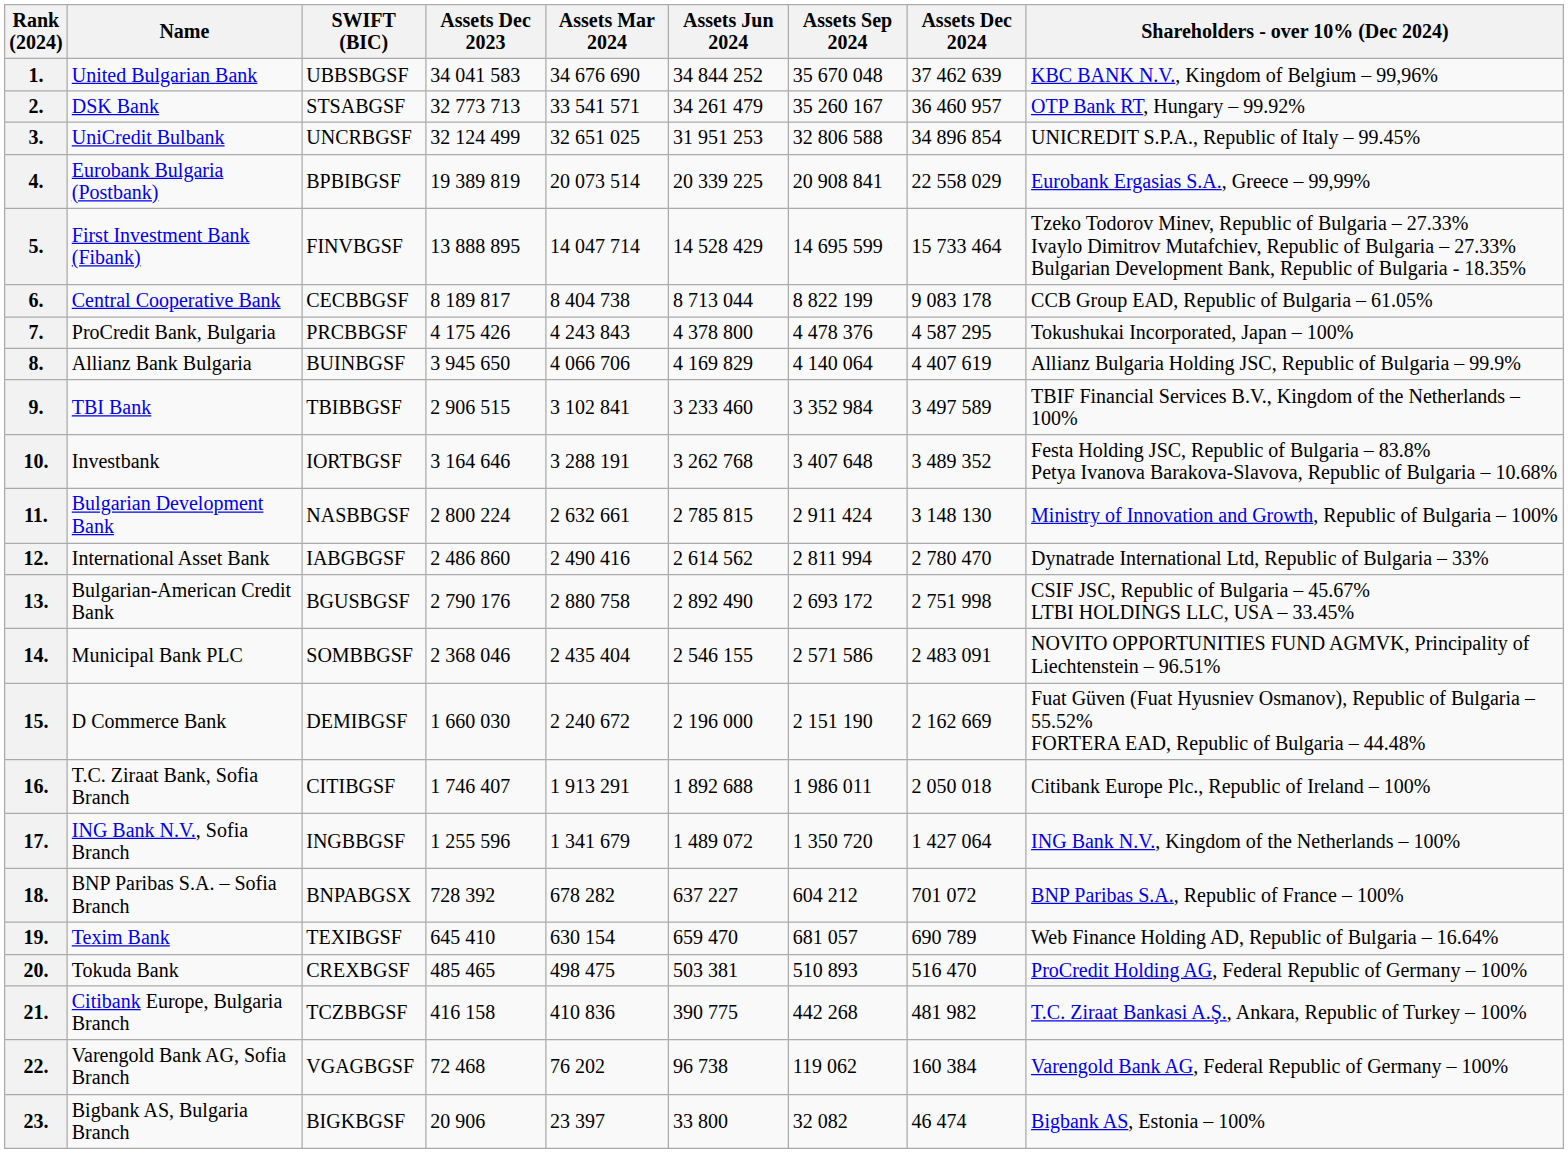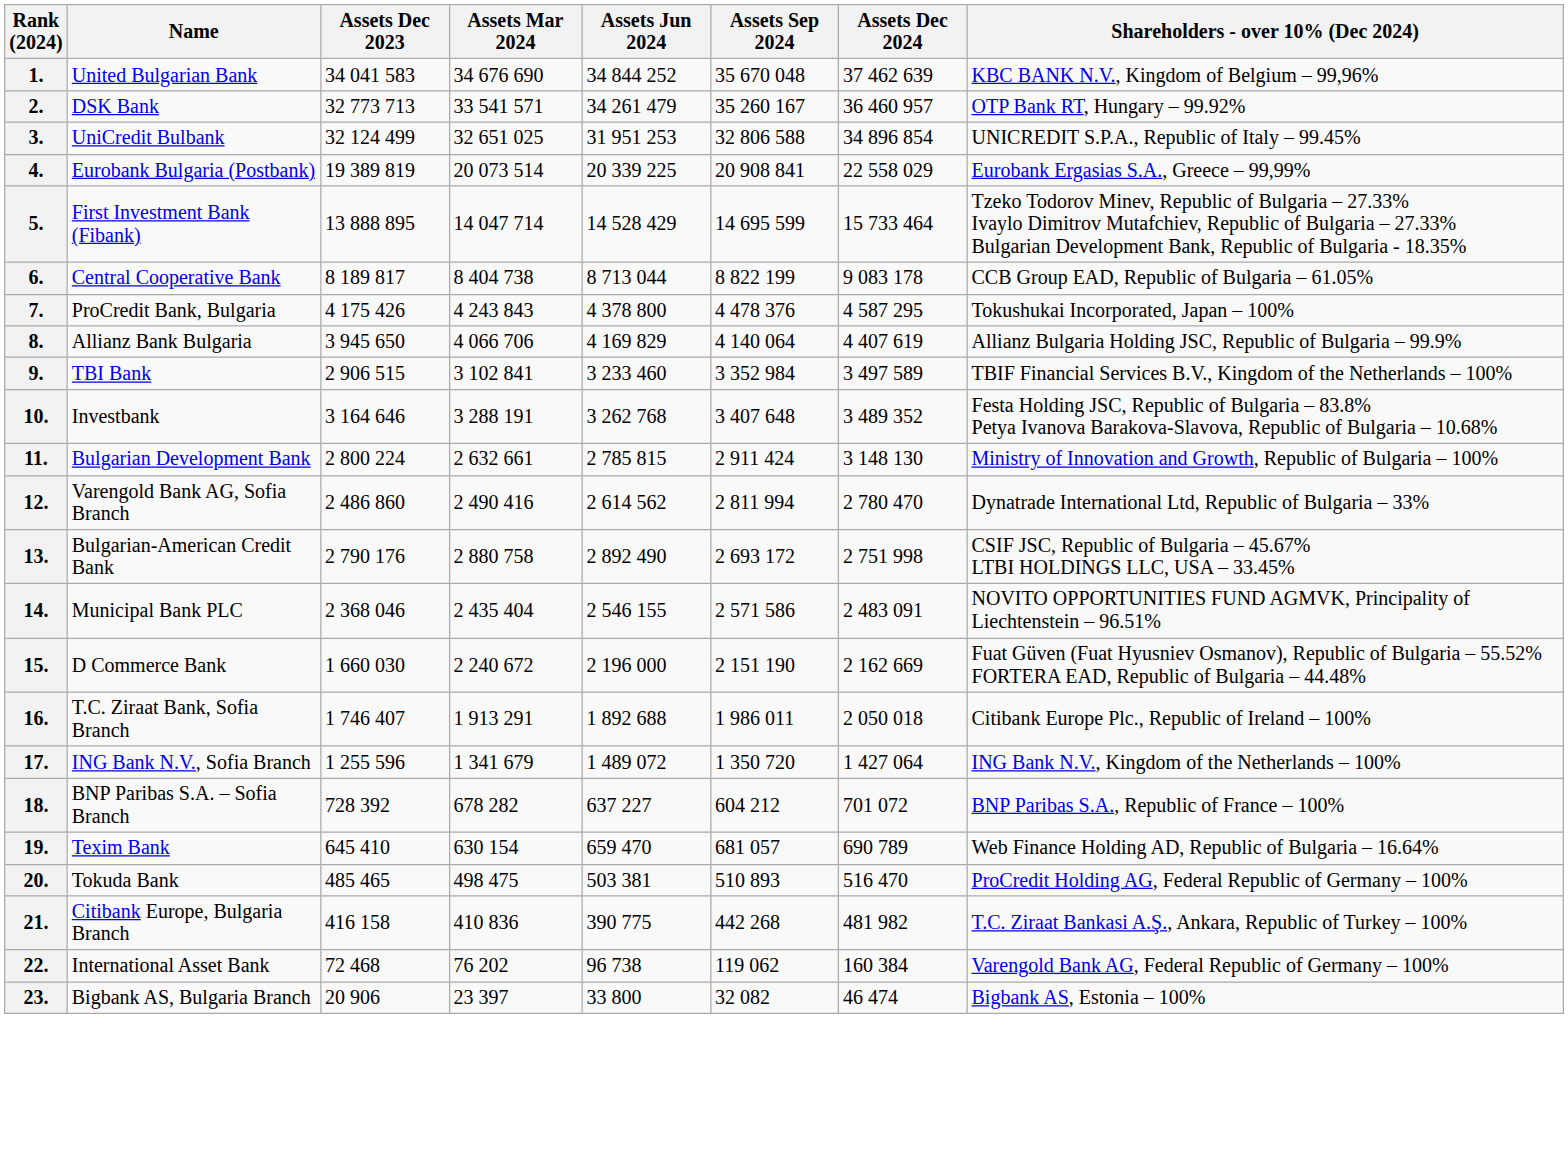- column: (364, 31)
(171, 558) International Asset Bank -> (179, 502) Varengold Bank AG, Sofia Branch
(179, 1066) Varengold Bank AG, Sofia Branch -> (171, 965) International Asset Bank
